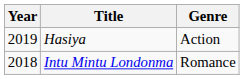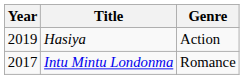(23, 62) 2018 -> (23, 62) 2017
